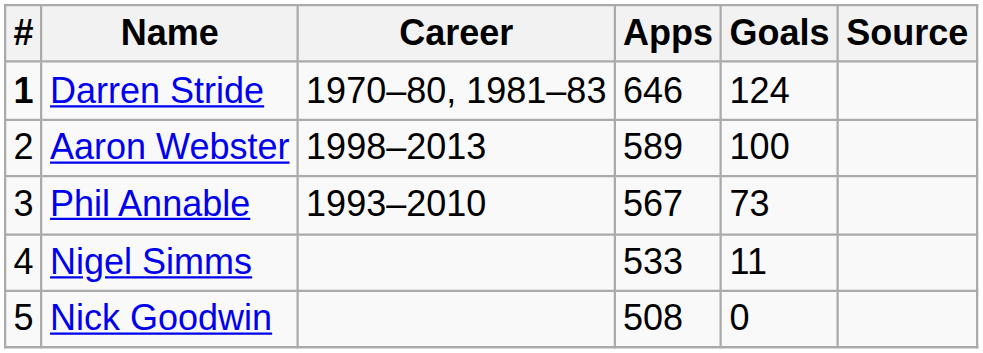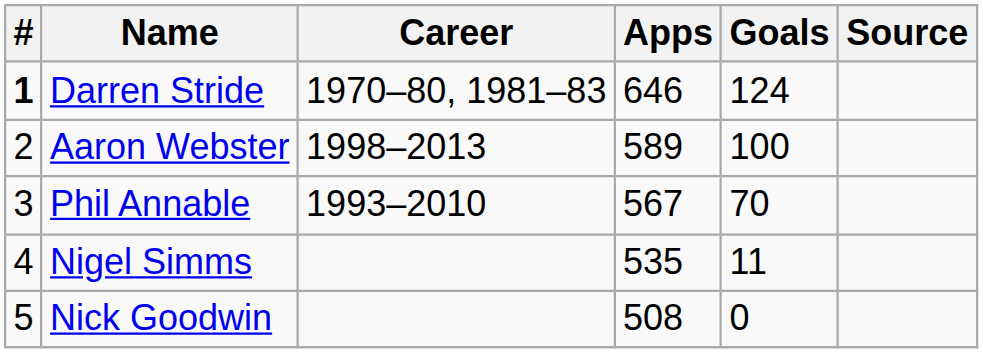(750, 204) 73 -> (750, 204) 70
(653, 261) 533 -> (653, 261) 535
